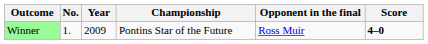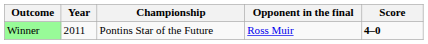- column: (71, 13)
(95, 30) 2009 -> (74, 30) 2011
